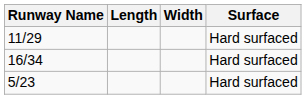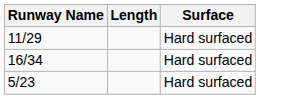- column: (183, 15)
